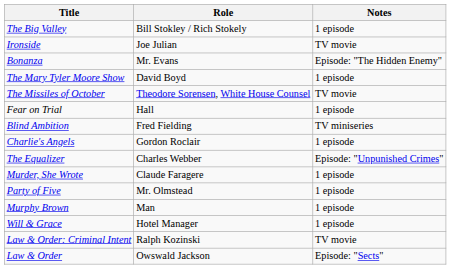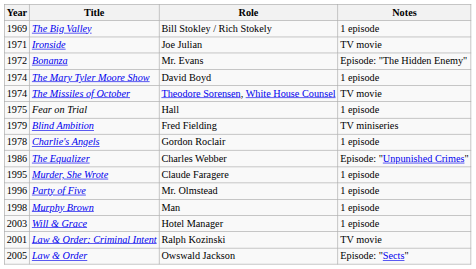+ column: (17, 12)
